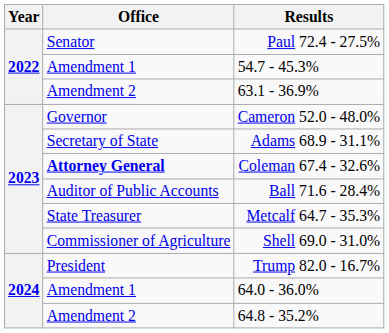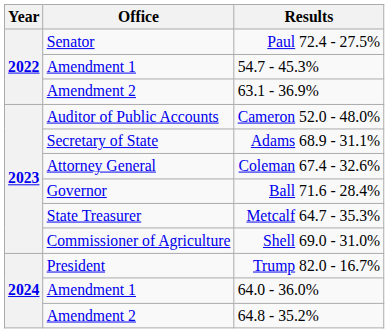(77, 116) Governor -> (133, 116) Auditor of Public Accounts
(106, 166) bold -> (101, 166) normal
(133, 191) Auditor of Public Accounts -> (77, 191) Governor
